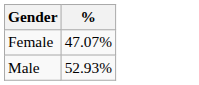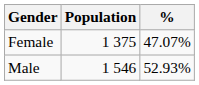+ column: (100, 17)
